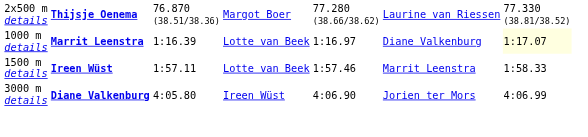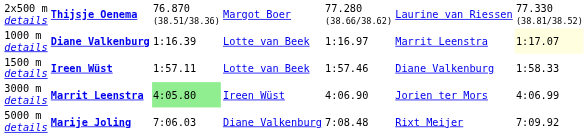(97, 41) Marrit Leenstra -> (100, 41) Diane Valkenburg
(432, 41) Diane Valkenburg -> (442, 41) Marrit Leenstra
(429, 68) Marrit Leenstra -> (445, 68) Diane Valkenburg
(100, 95) Diane Valkenburg -> (97, 95) Marrit Leenstra
(175, 95) no background -> (175, 95) lightgreen background
+ row: (26, 122)
